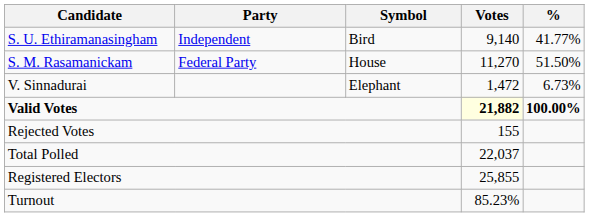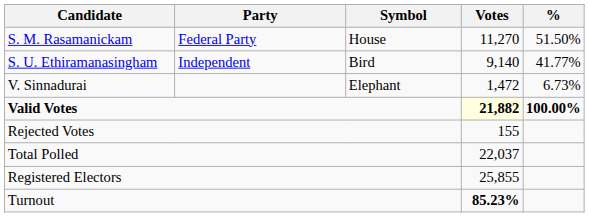rows swapped: (70, 62) <-> (83, 39)
(497, 200) normal -> (496, 200) bold
